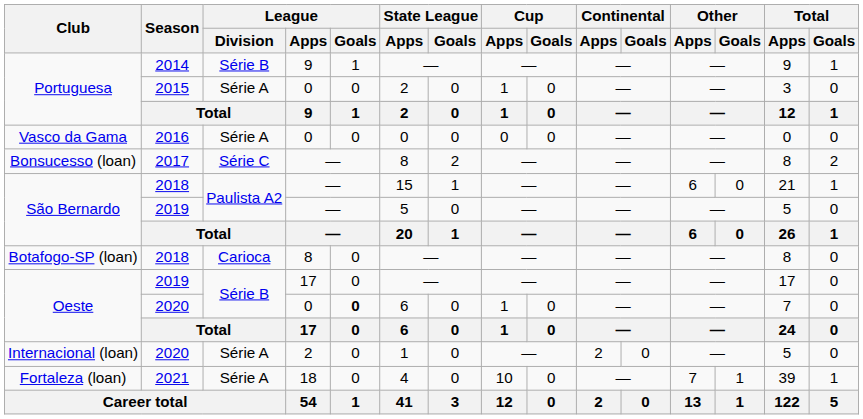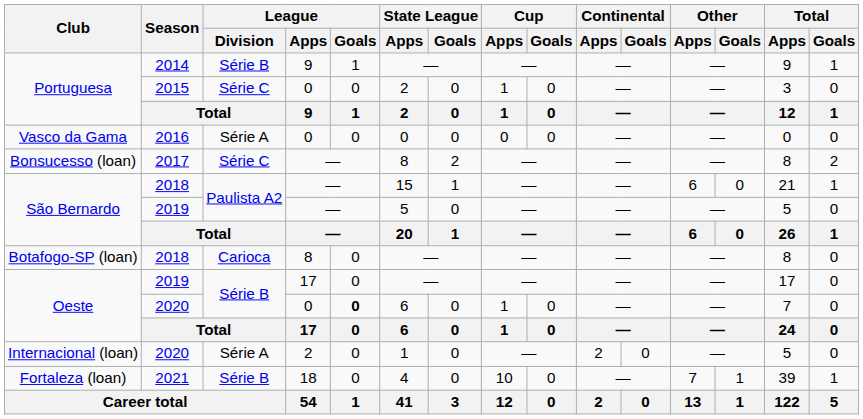(244, 88) Série A -> (244, 88) Série C
(244, 378) Série A -> (244, 378) Série B
